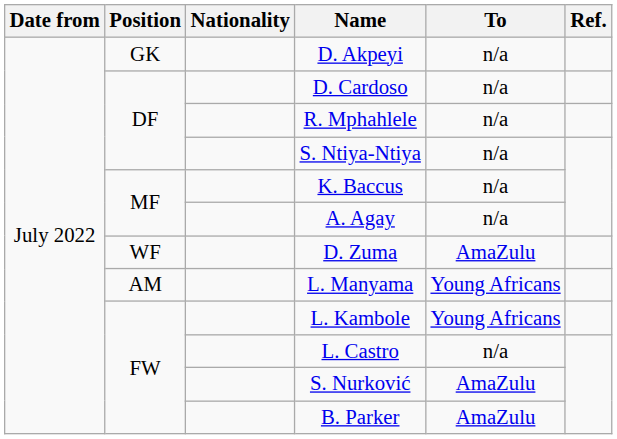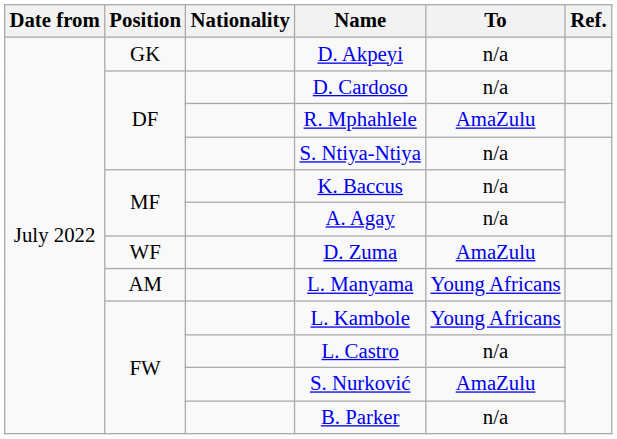(496, 119) n/a -> (496, 119) AmaZulu
(496, 416) AmaZulu -> (496, 416) n/a
